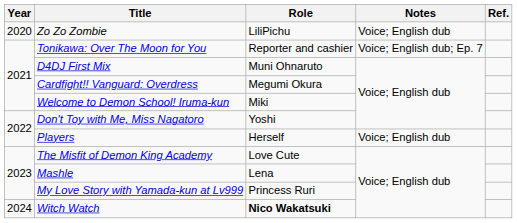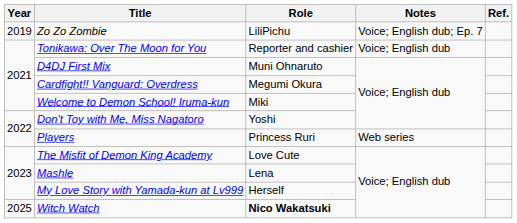(19, 31) 2020 -> (19, 31) 2019
(404, 31) Voice; English dub -> (420, 31) Voice; English dub; Ep. 7
(420, 48) Voice; English dub; Ep. 7 -> (404, 48) Voice; English dub
(266, 137) Herself -> (282, 137) Princess Ruri
(404, 137) Voice; English dub -> (386, 137) Web series
(282, 191) Princess Ruri -> (266, 191) Herself
(19, 208) 2024 -> (19, 208) 2025
